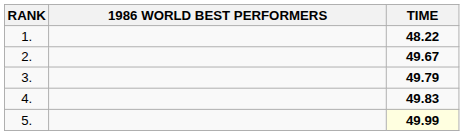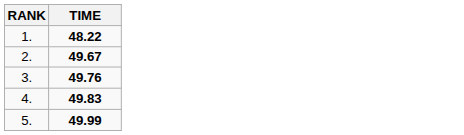- column: (218, 15)
(423, 78) 49.79 -> (85, 78) 49.76
(423, 120) lightyellow background -> (85, 120) no background
